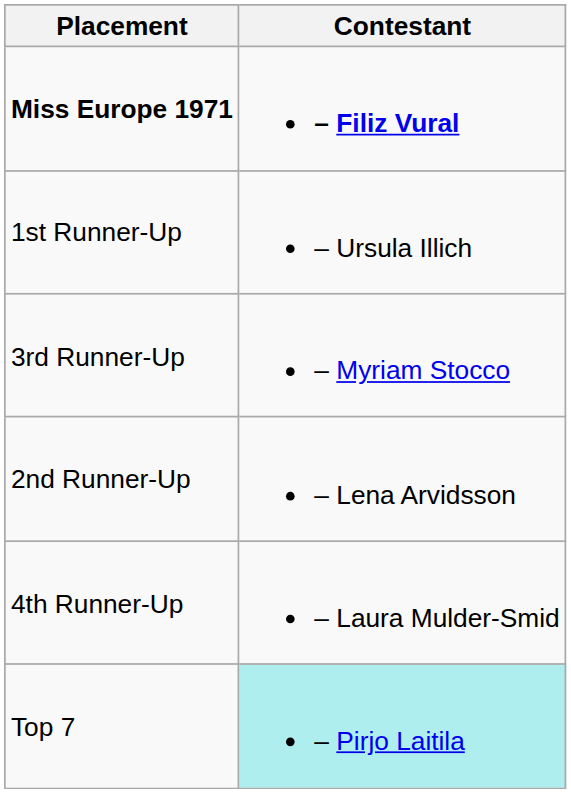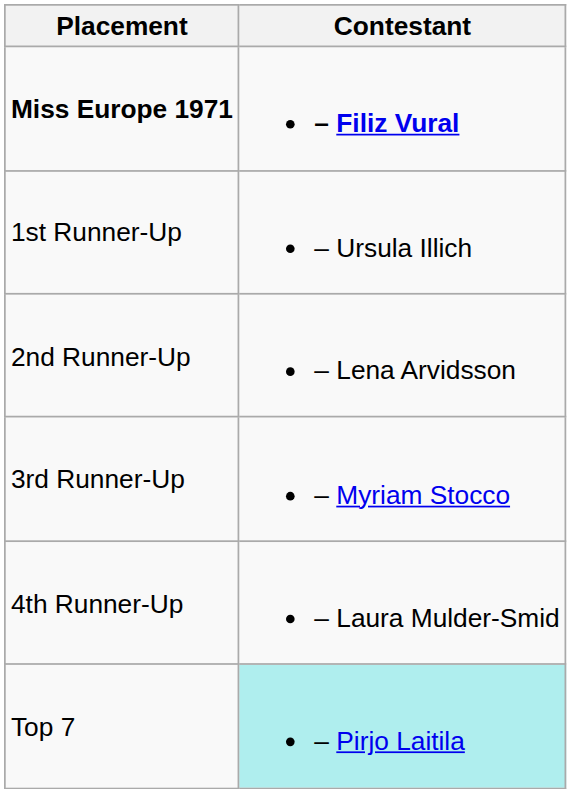rows swapped: (101, 479) <-> (98, 356)
